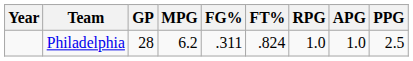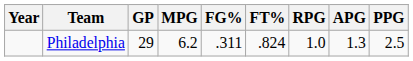(146, 43) 28 -> (146, 43) 29
(356, 43) 1.0 -> (356, 43) 1.3
